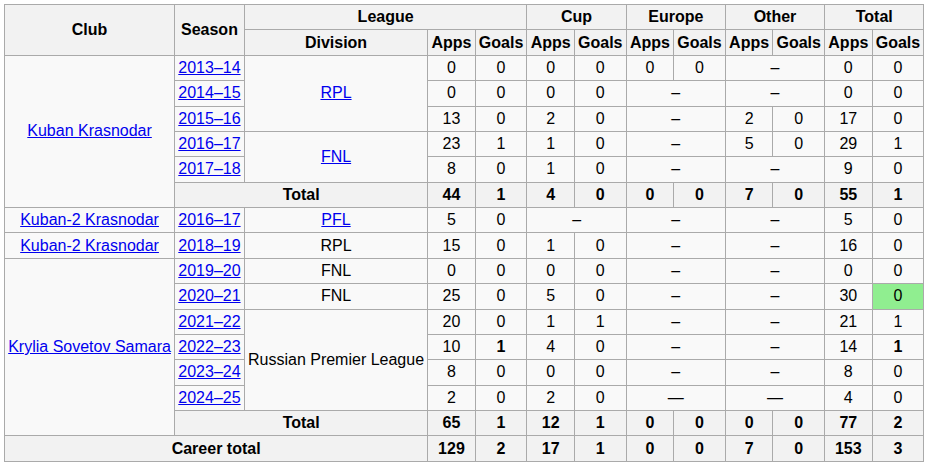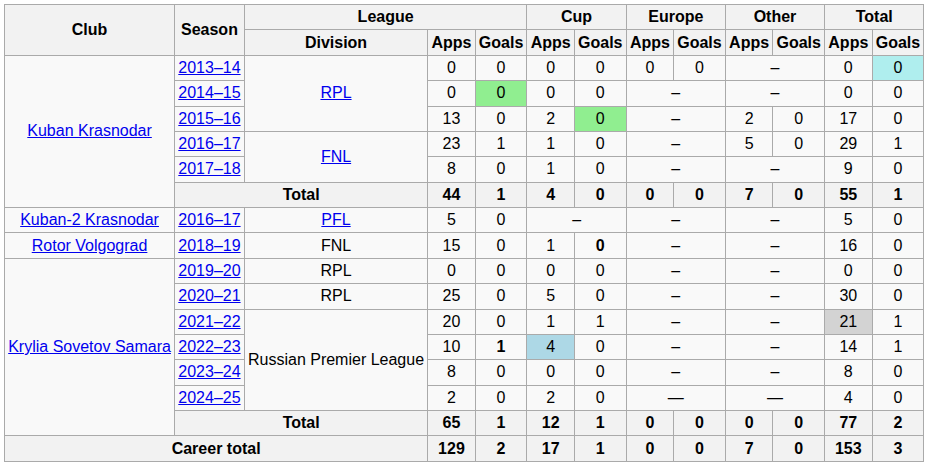(898, 67) no background -> (898, 67) paleturquoise background
(501, 93) no background -> (501, 93) lightgreen background
(600, 118) no background -> (600, 118) lightgreen background
(90, 245) Kuban-2 Krasnodar -> (90, 245) Rotor Volgograd
(336, 245) RPL -> (336, 245) FNL
(600, 245) normal -> (600, 245) bold
(336, 270) FNL -> (336, 270) RPL
(336, 296) FNL -> (336, 296) RPL
(898, 296) lightgreen background -> (898, 296) no background
(848, 321) no background -> (848, 321) lightgrey background
(551, 347) no background -> (551, 347) lightblue background
(898, 347) bold -> (898, 347) normal
